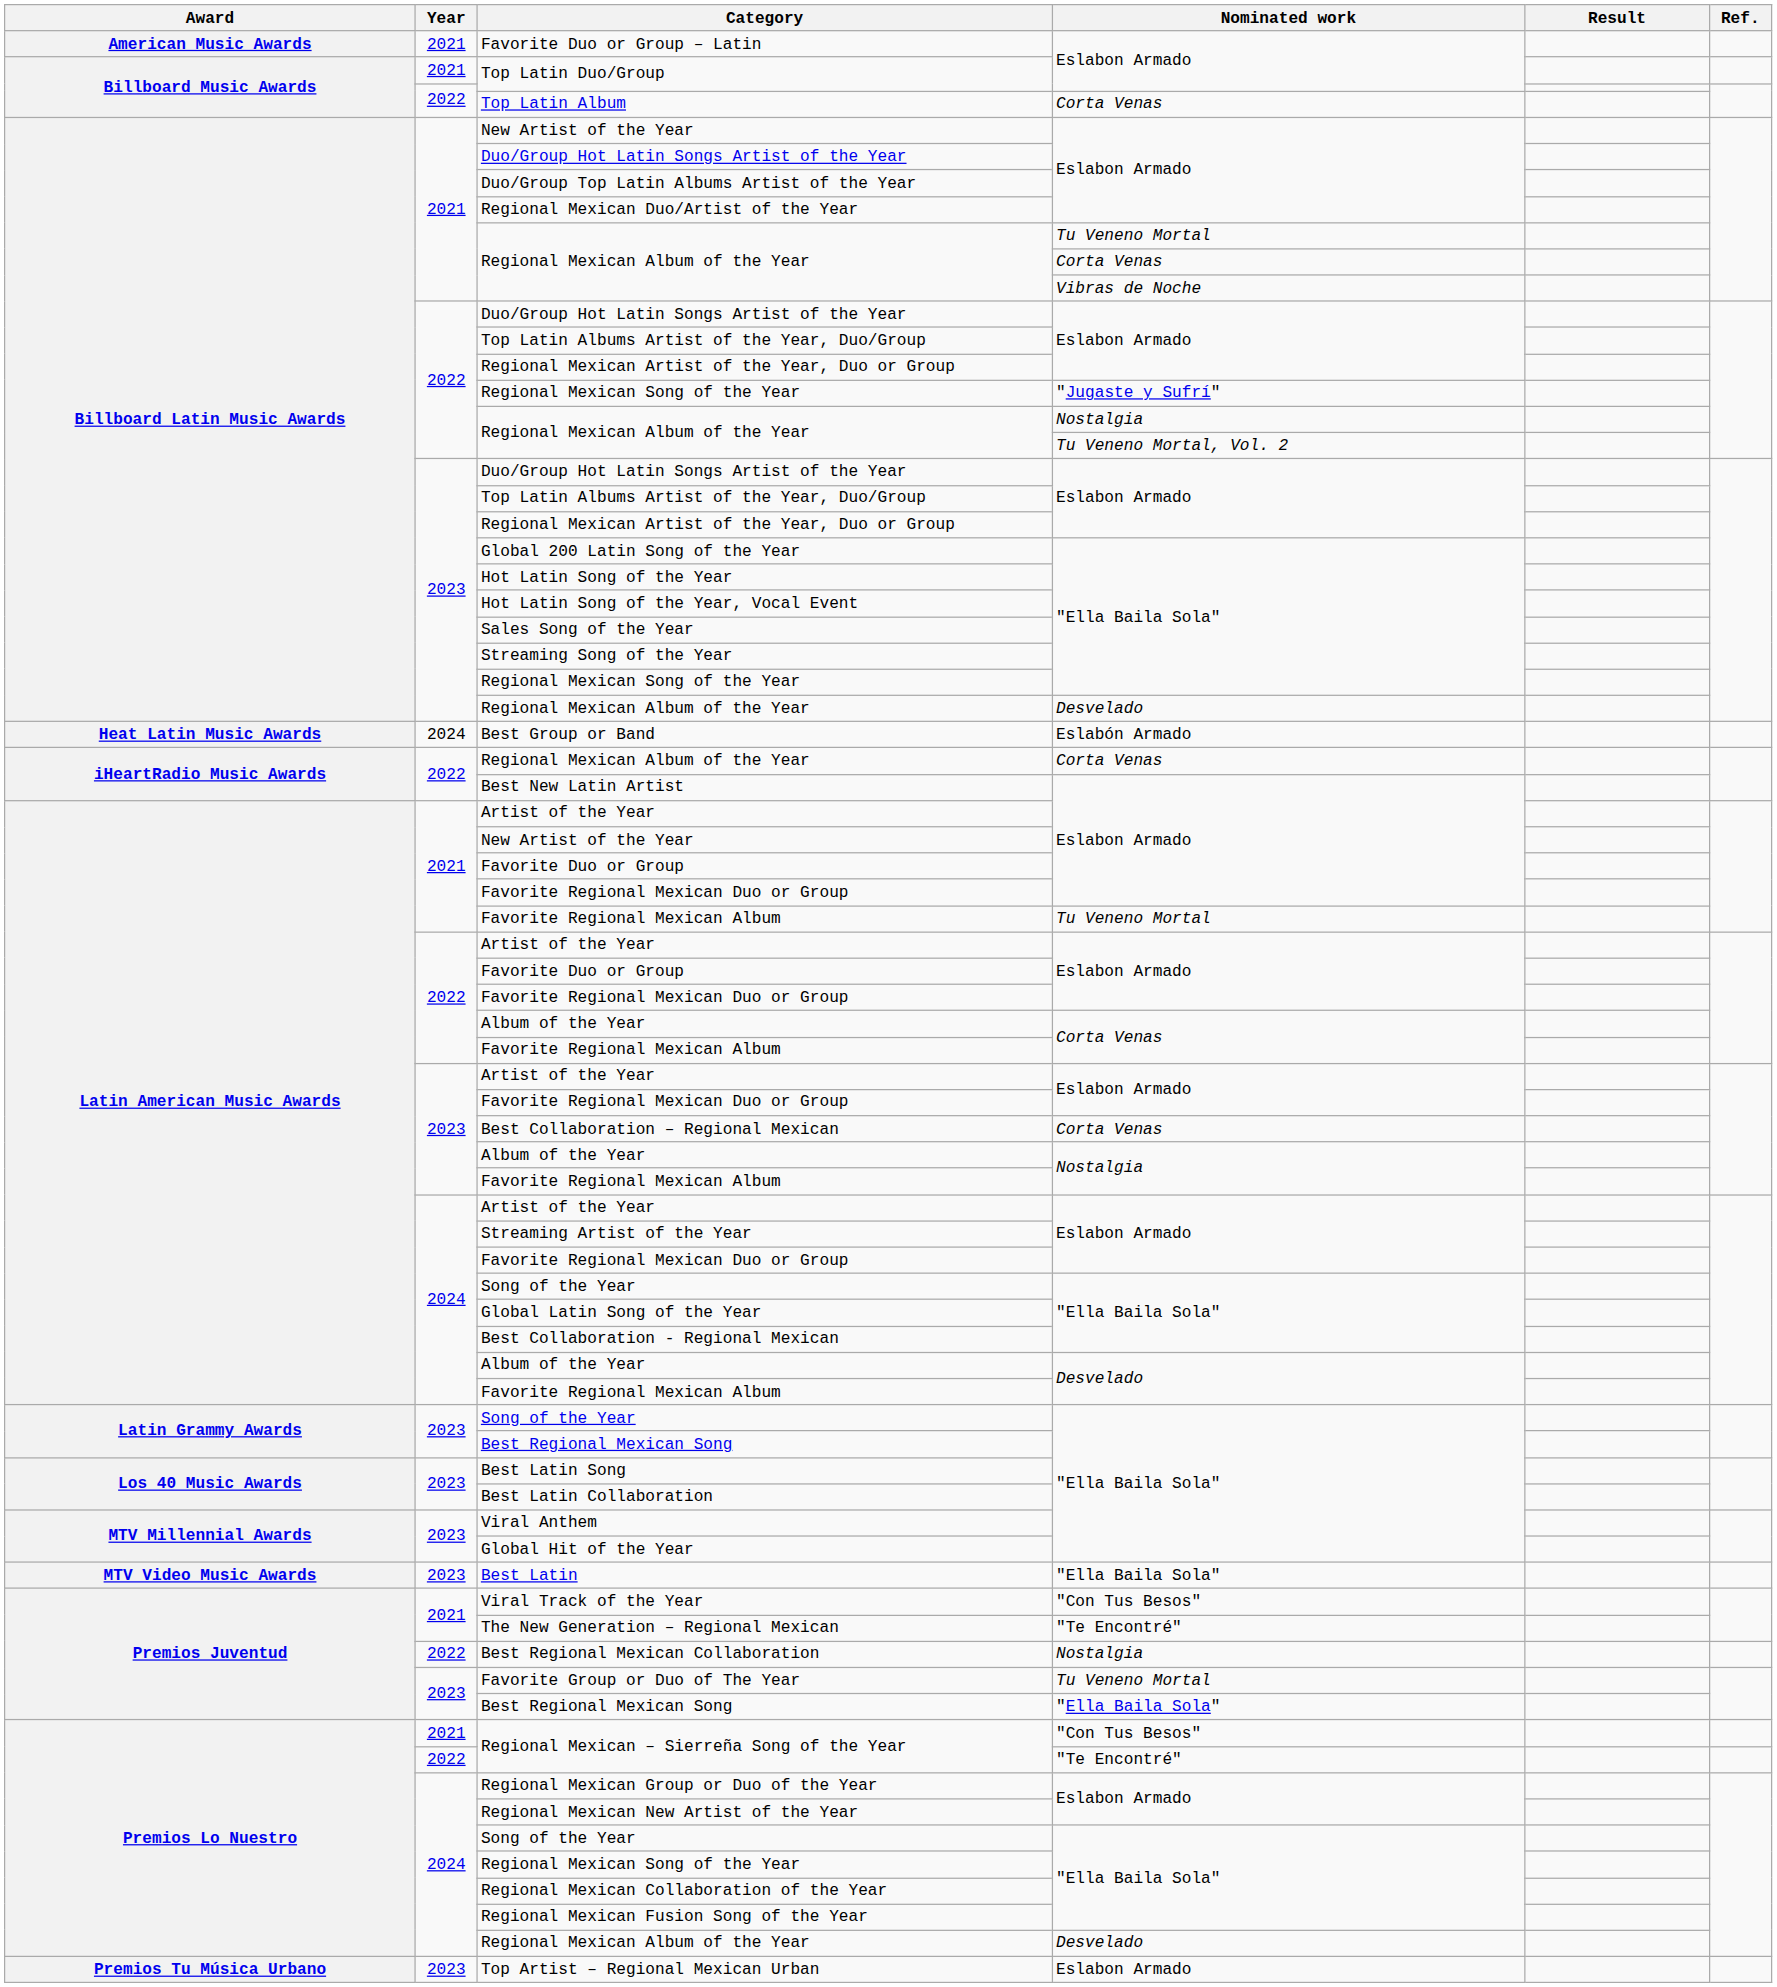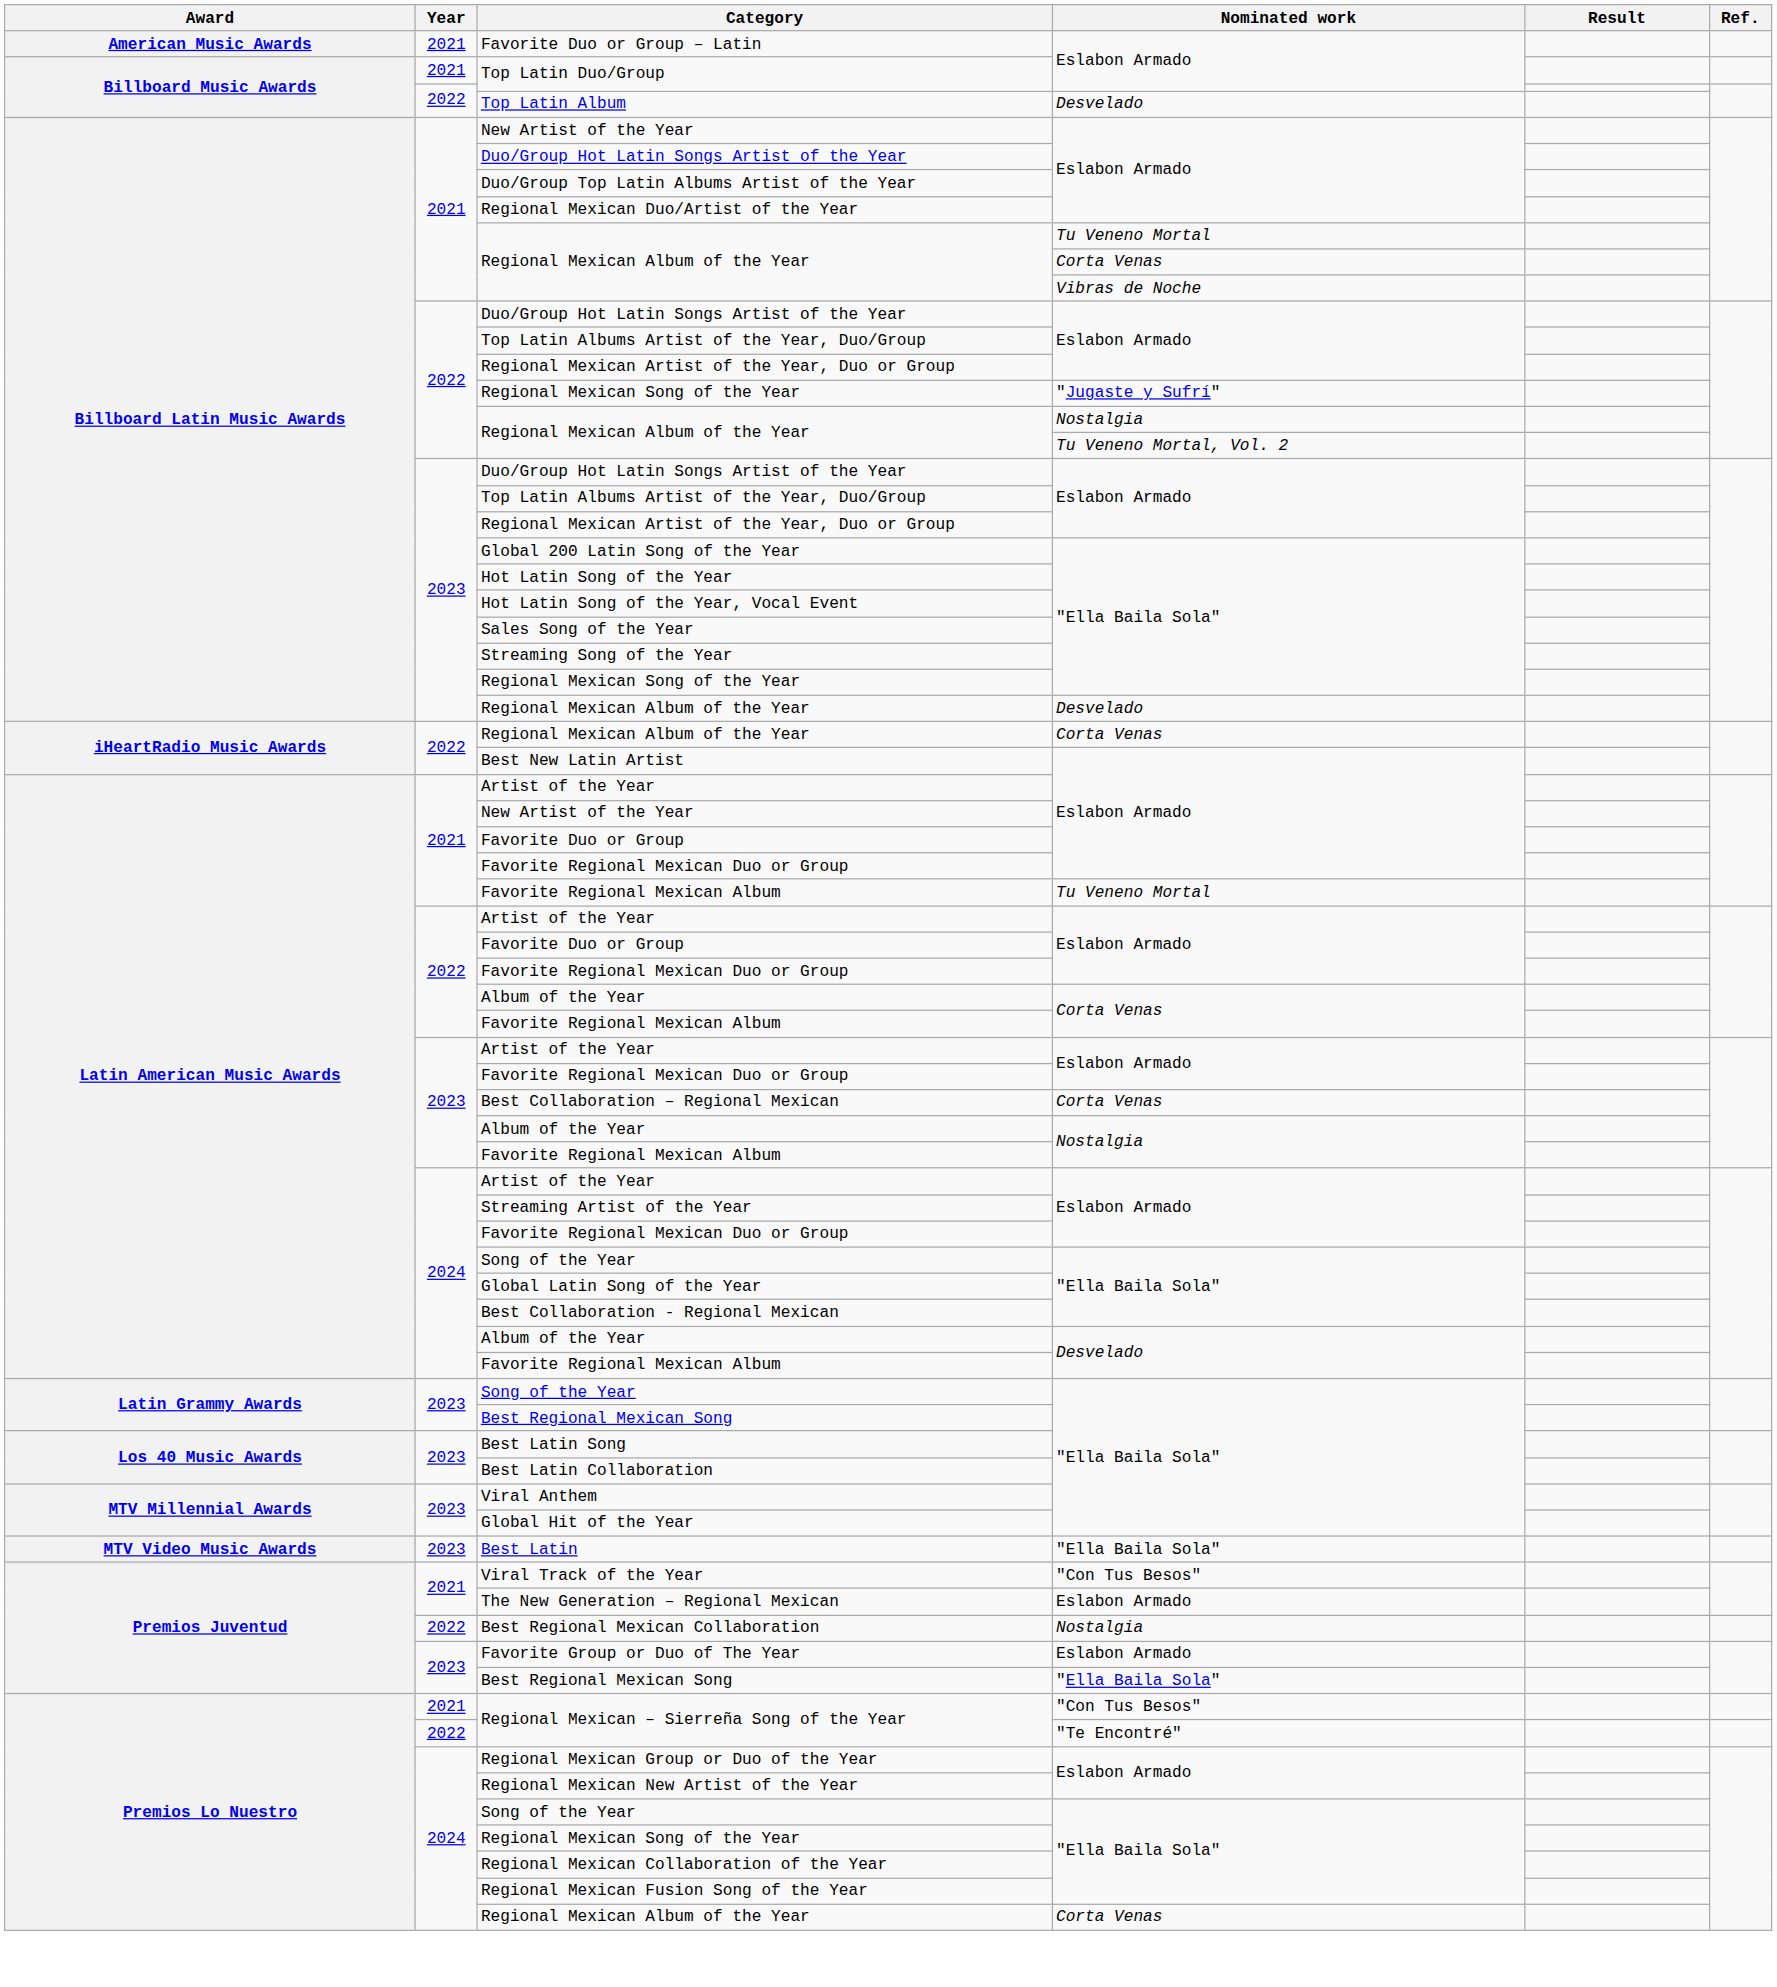(1109, 104) Corta Venas -> (1100, 104) Desvelado
- row: (446, 735)
(1119, 1628) "Te Encontré" -> (1124, 1602) Eslabon Armado
(1133, 1681) Tu Veneno Mortal -> (1124, 1654) Eslabon Armado
(1100, 1943) Desvelado -> (1109, 1917) Corta Venas
- row: (446, 1970)
